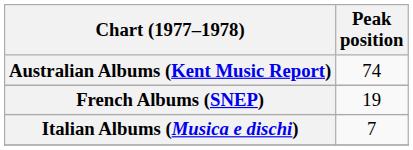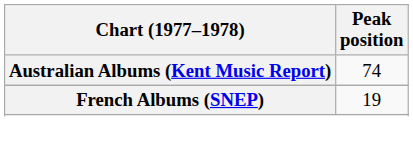- row: (170, 129)
